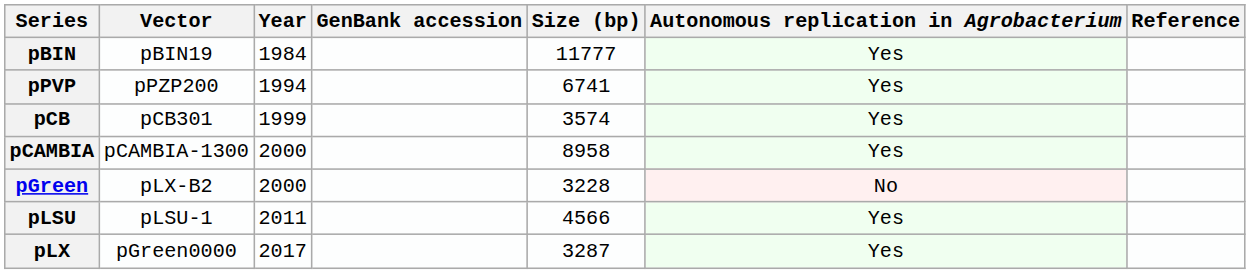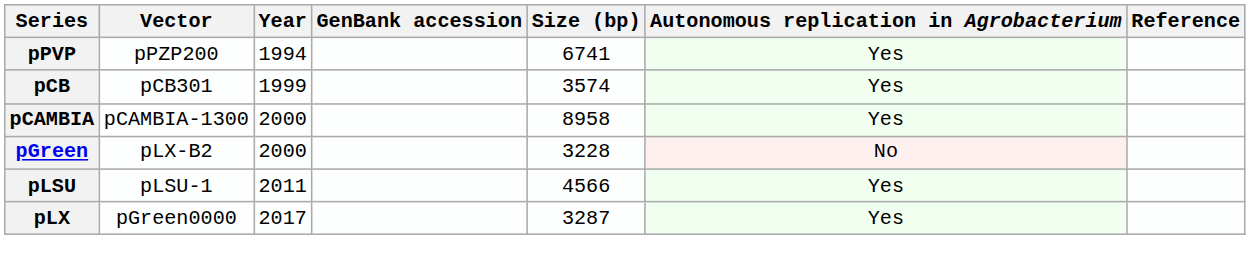- row: (52, 54)
